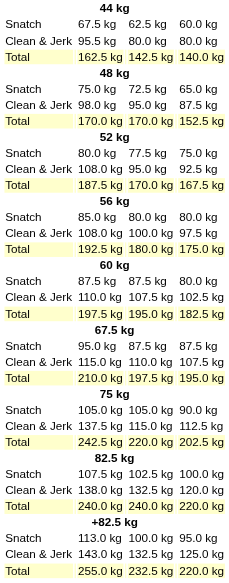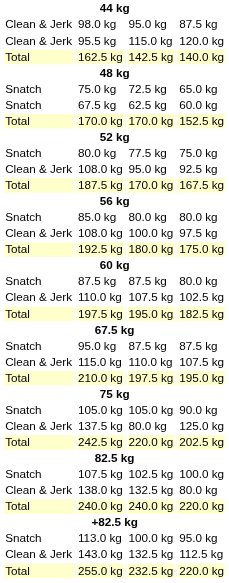rows swapped: (23, 24) <-> (39, 105)
(148, 41) 80.0 kg -> (151, 41) 115.0 kg
(198, 41) 80.0 kg -> (202, 41) 120.0 kg
(151, 426) 115.0 kg -> (148, 426) 80.0 kg
(201, 426) 112.5 kg -> (202, 426) 125.0 kg
(202, 490) 120.0 kg -> (198, 490) 80.0 kg
(202, 554) 125.0 kg -> (201, 554) 112.5 kg
